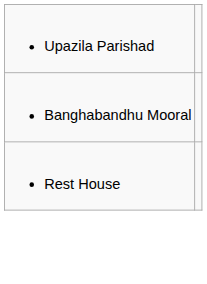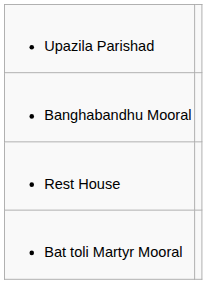+ row: (100, 253)
